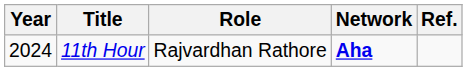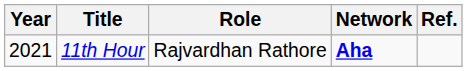(31, 50) 2024 -> (31, 50) 2021
